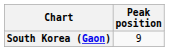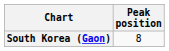(139, 39) 9 -> (139, 39) 8
